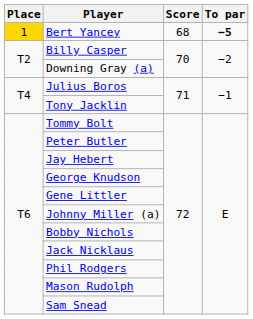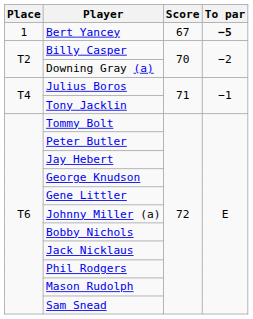(24, 32) gold background -> (24, 32) no background
(183, 32) 68 -> (183, 32) 67
